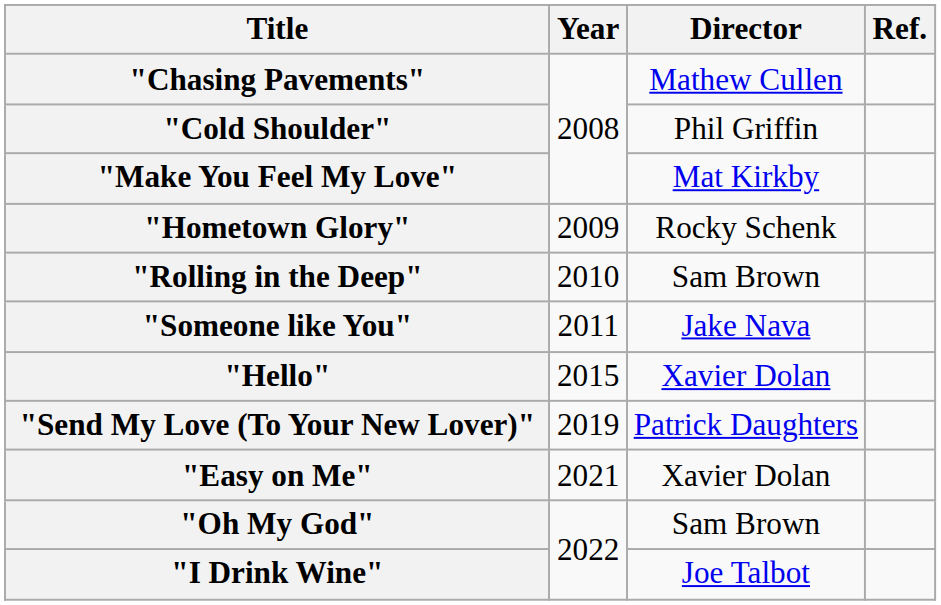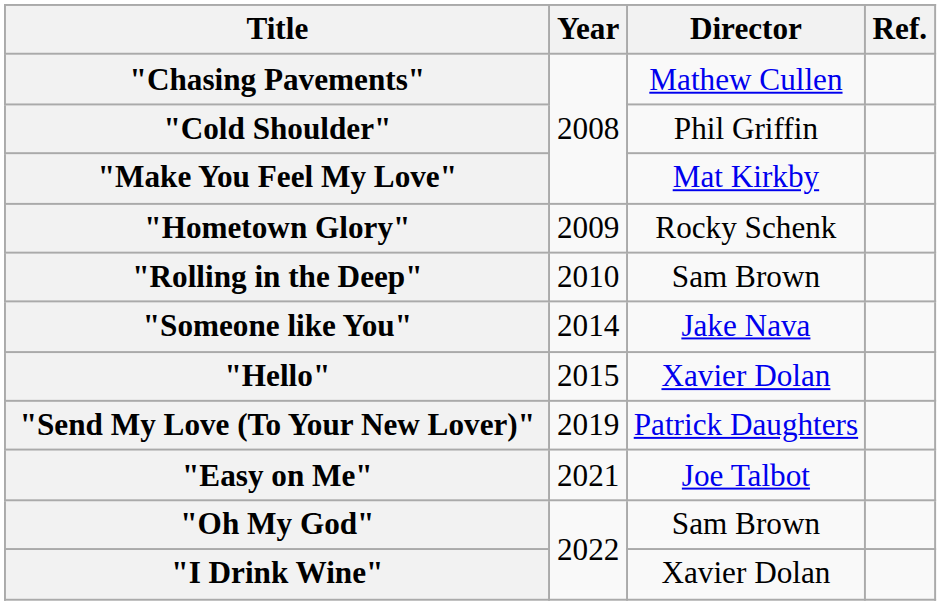(588, 326) 2011 -> (588, 326) 2014
(746, 474) Xavier Dolan -> (746, 474) Joe Talbot
(746, 573) Joe Talbot -> (746, 573) Xavier Dolan
